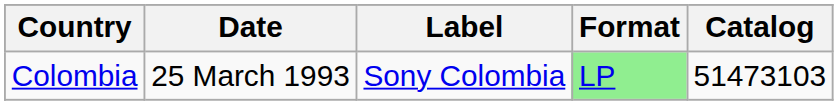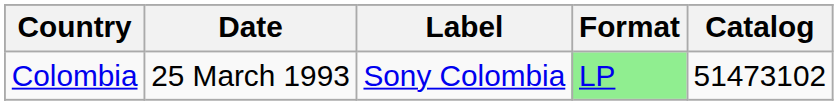(760, 75) 51473103 -> (760, 75) 51473102
